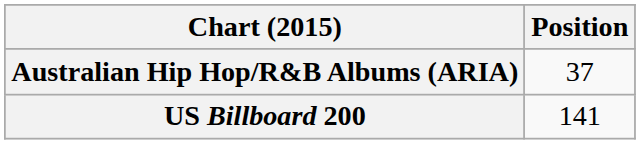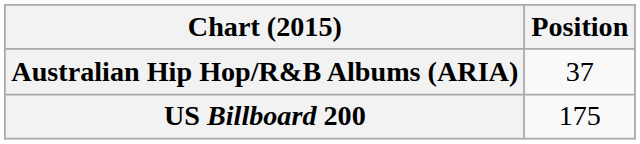(580, 116) 141 -> (580, 116) 175
